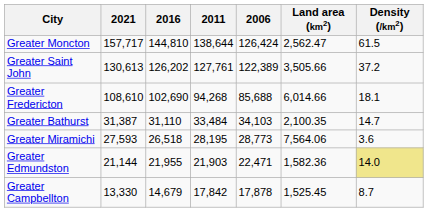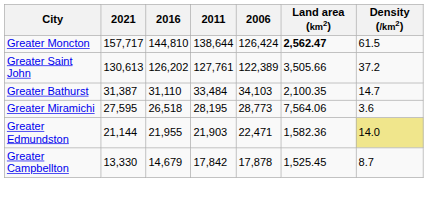(305, 44) normal -> (305, 44) bold
- row: (35, 97)
(120, 139) 27,593 -> (120, 109) 27,595
